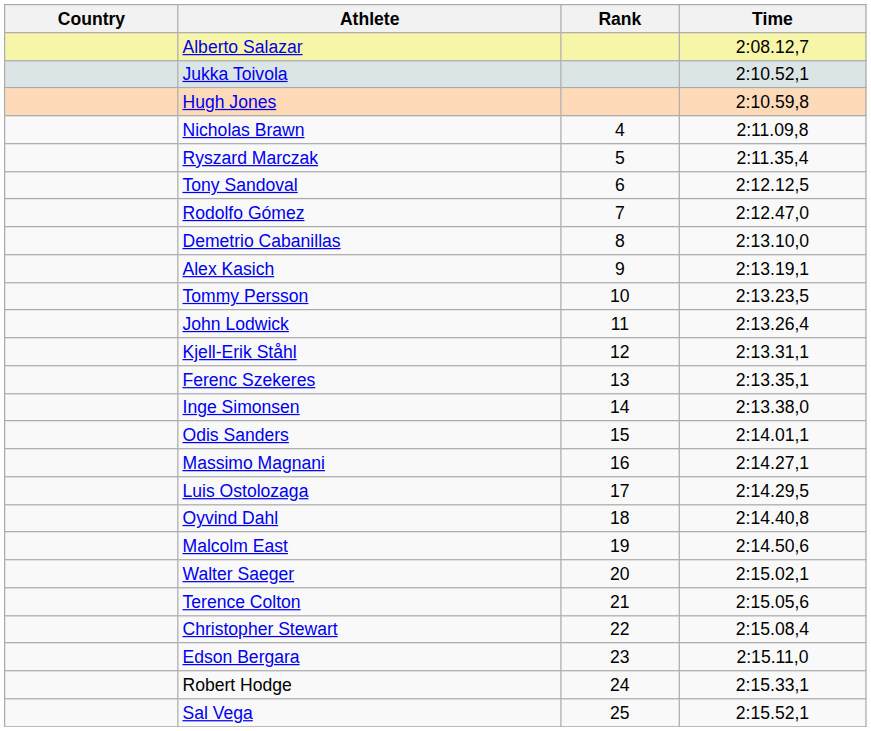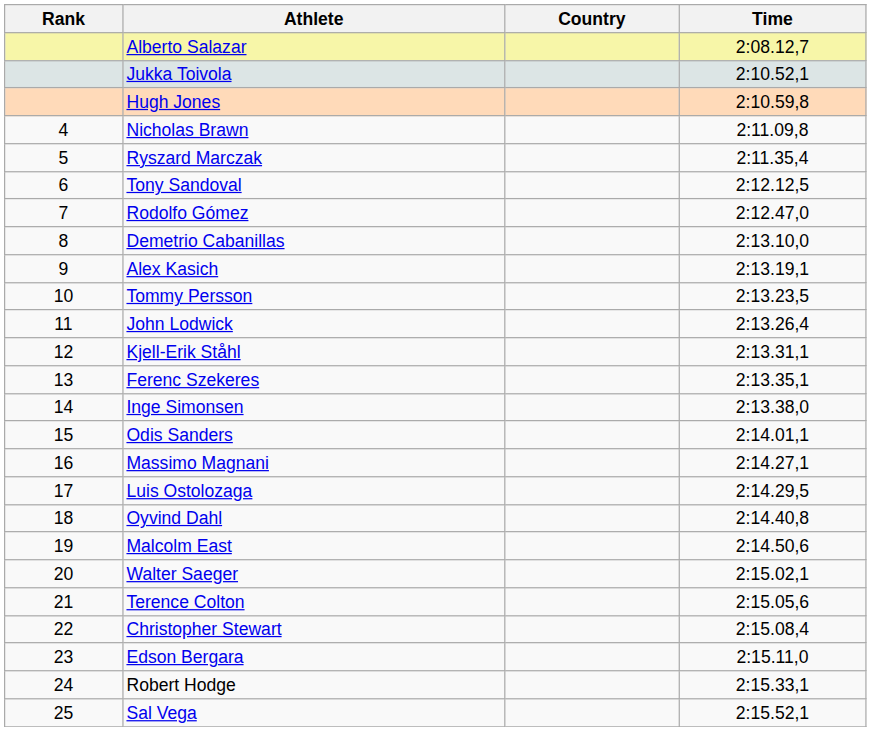columns swapped: (620, 19) <-> (91, 19)
